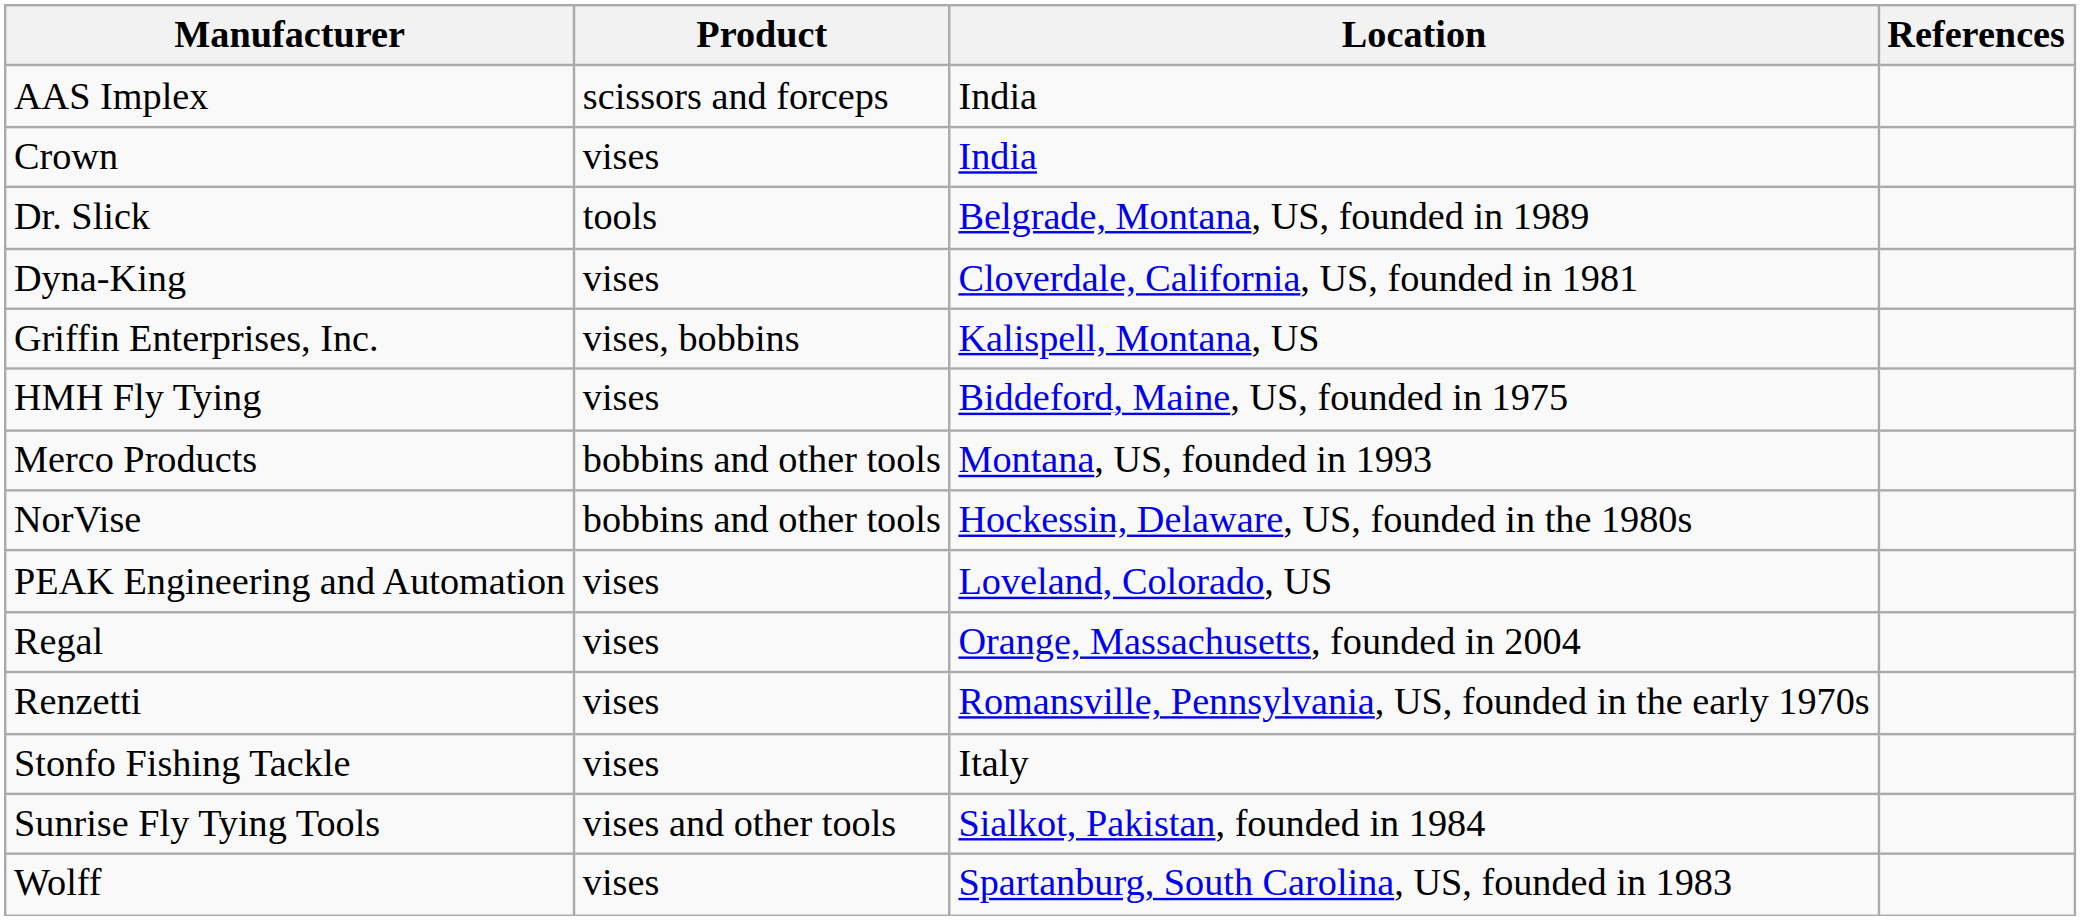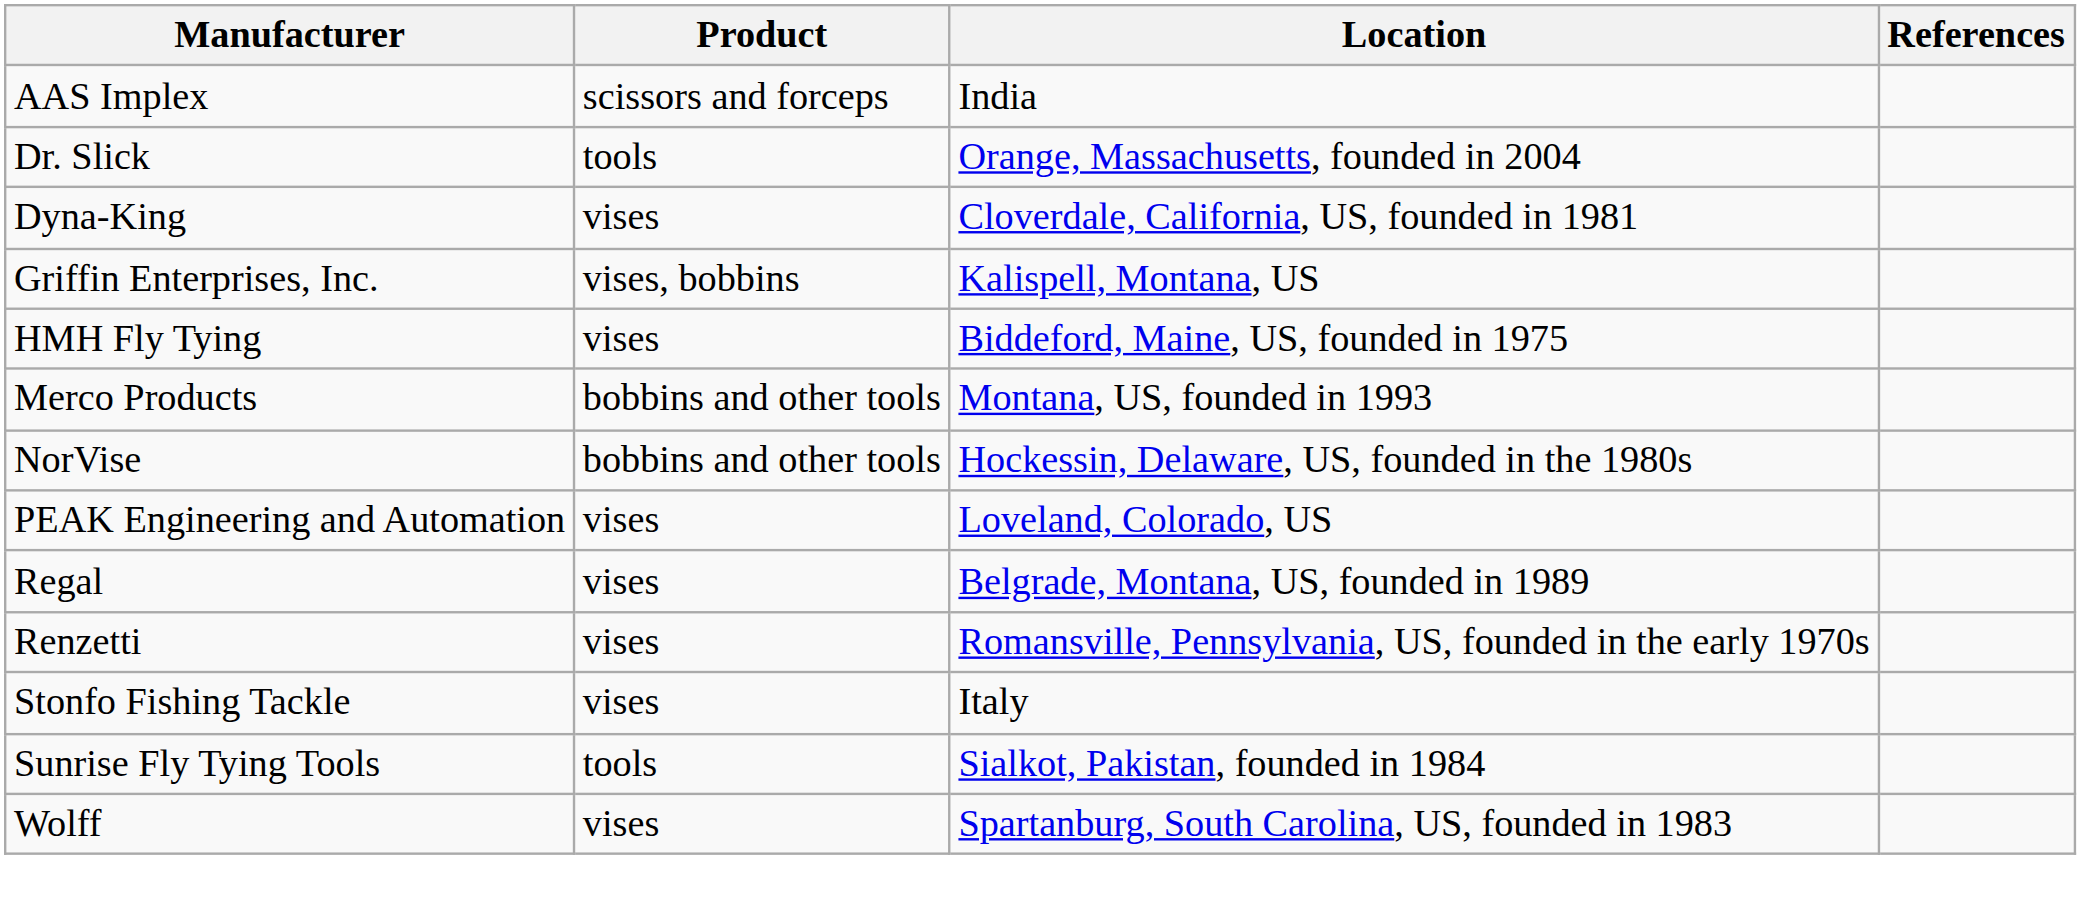- row: (66, 156)
(1274, 216) Belgrade, Montana, US, founded in 1989 -> (1270, 156) Orange, Massachusetts, founded in 2004
(1270, 641) Orange, Massachusetts, founded in 2004 -> (1274, 580) Belgrade, Montana, US, founded in 1989
(740, 823) vises and other tools -> (620, 762) tools
